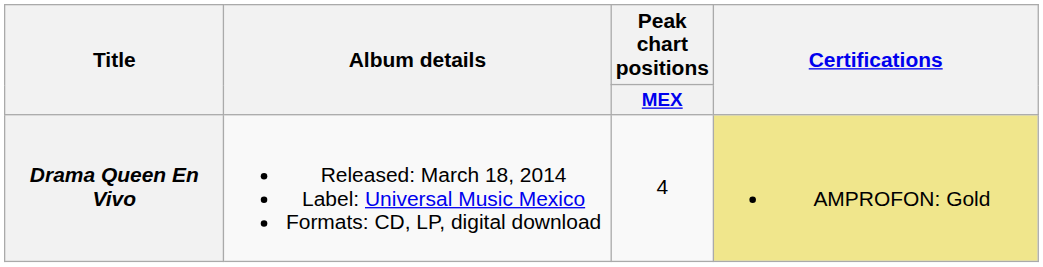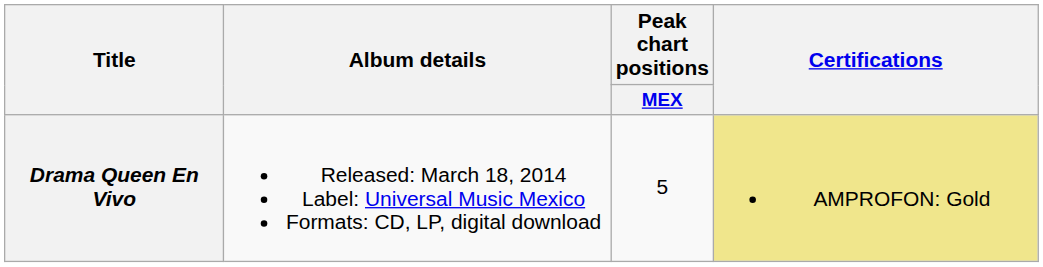(662, 187) 4 -> (662, 187) 5
